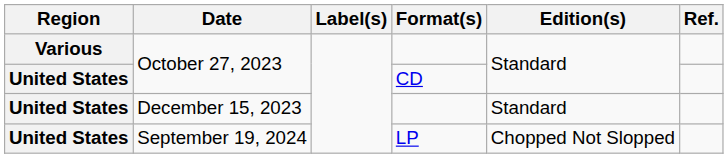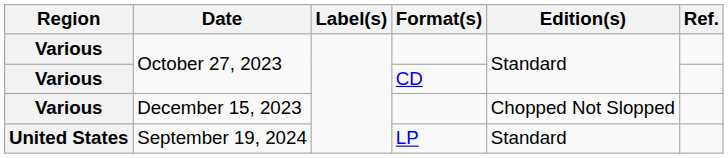(69, 78) United States -> (69, 78) Various
(69, 108) United States -> (69, 108) Various
(529, 108) Standard -> (583, 108) Chopped Not Slopped
(583, 138) Chopped Not Slopped -> (529, 138) Standard
